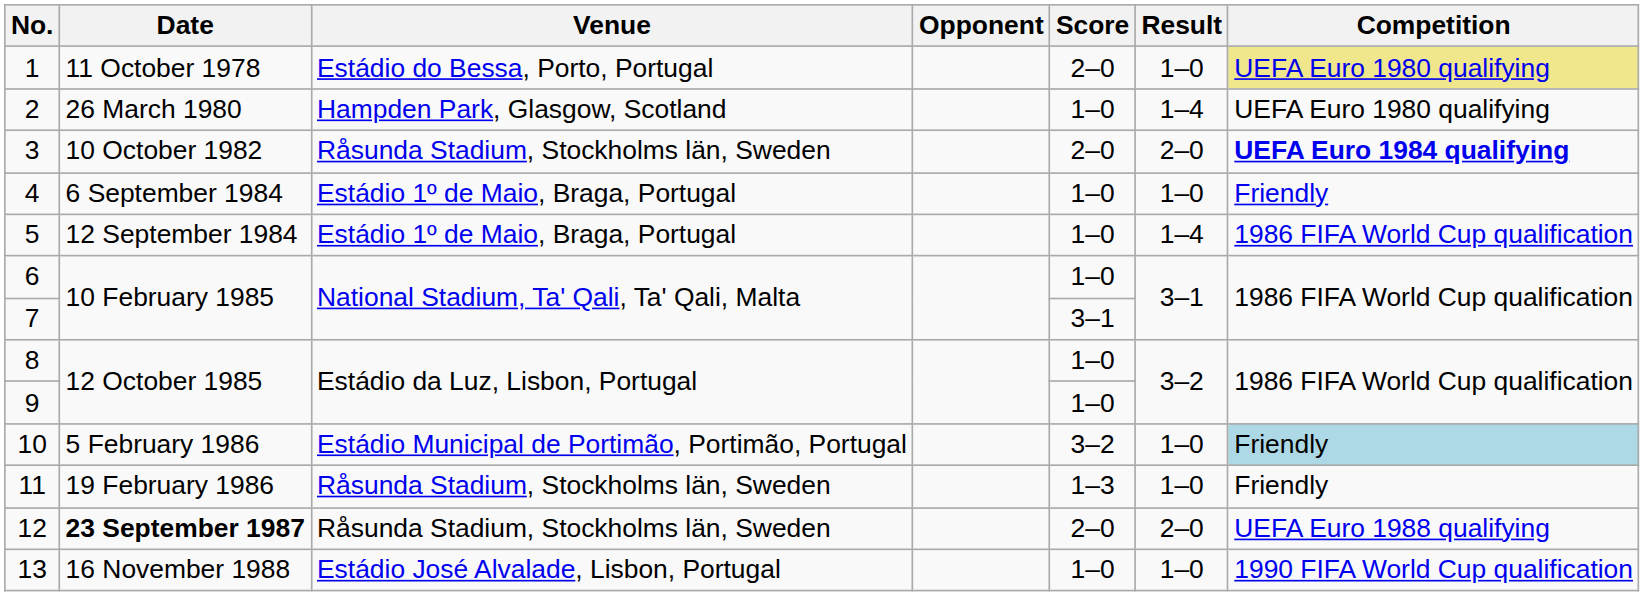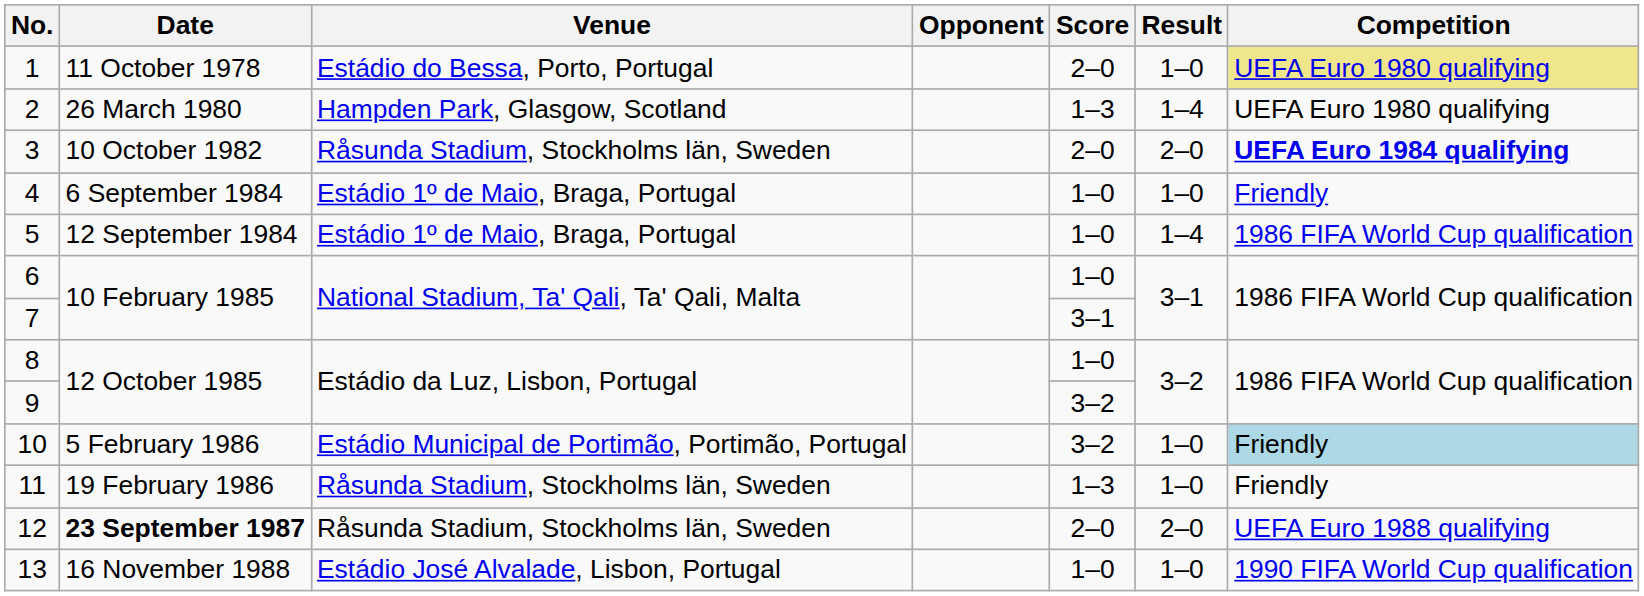(1093, 109) 1–0 -> (1093, 109) 1–3
(1093, 402) 1–0 -> (1093, 402) 3–2
